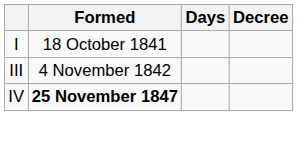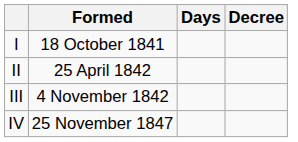+ row: (16, 70)
(105, 96) bold -> (103, 123) normal
